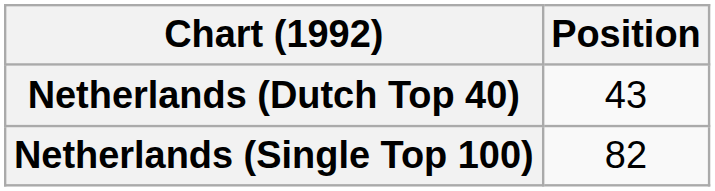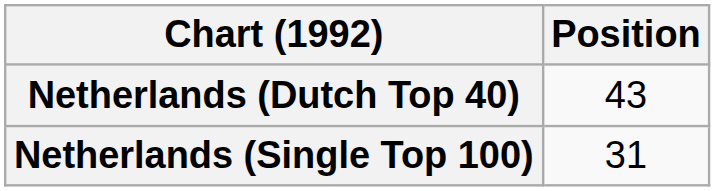(626, 154) 82 -> (626, 154) 31
